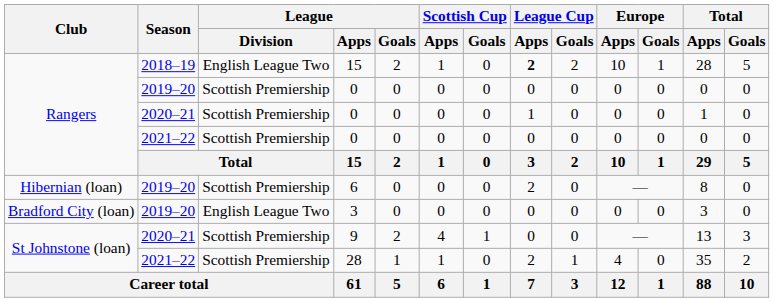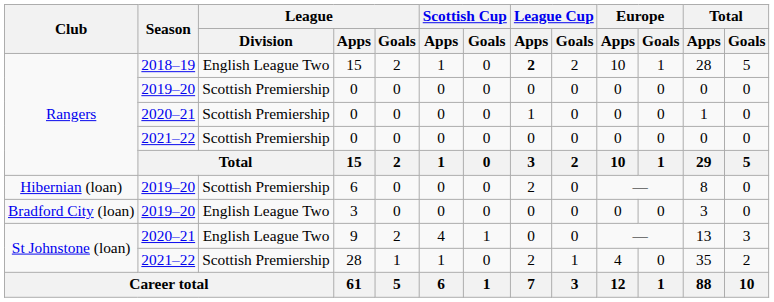(266, 235) Scottish Premiership -> (266, 235) English League Two
